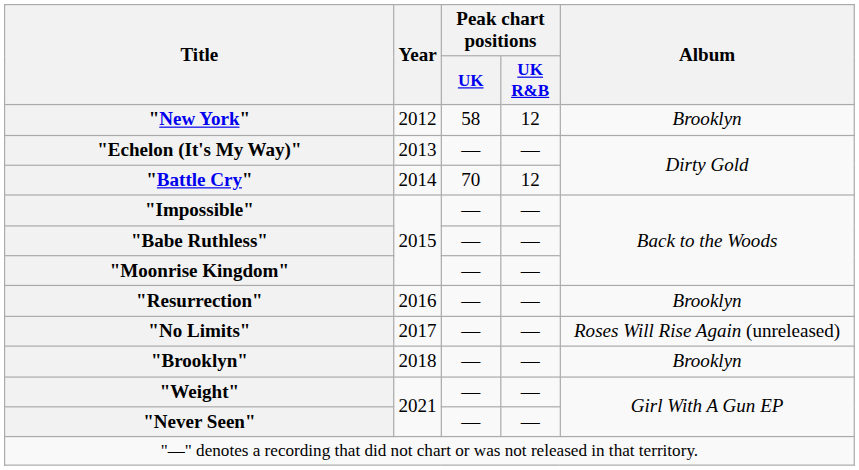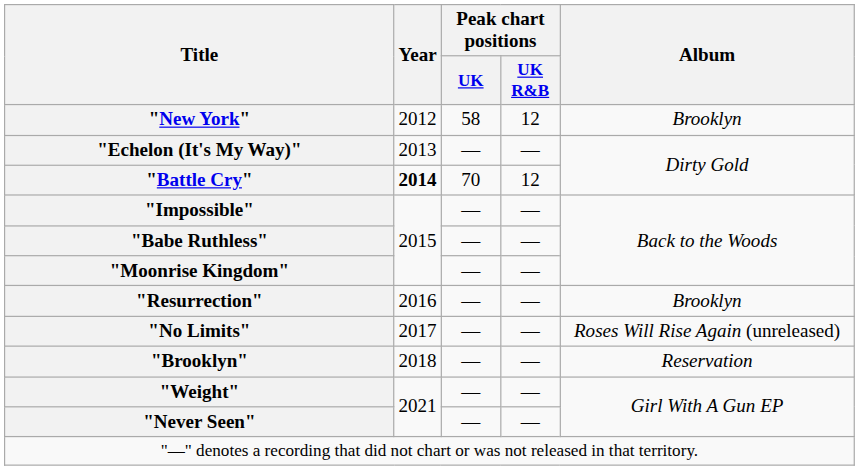(418, 180) normal -> (418, 180) bold
(707, 361) Brooklyn -> (707, 361) Reservation
